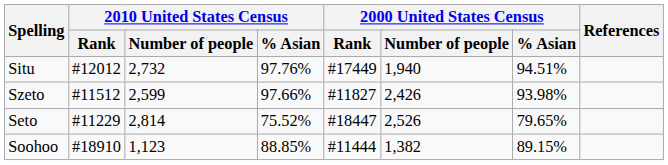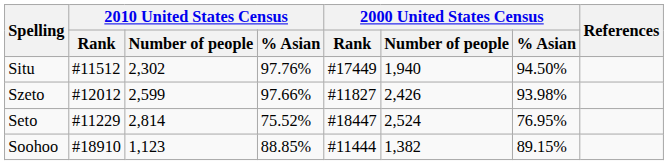(97, 69) #12012 -> (96, 69) #11512
(147, 69) 2,732 -> (147, 69) 2,302
(542, 69) 94.51% -> (542, 69) 94.50%
(96, 95) #11512 -> (97, 95) #12012
(403, 120) 2,526 -> (403, 120) 2,524
(542, 120) 79.65% -> (542, 120) 76.95%
